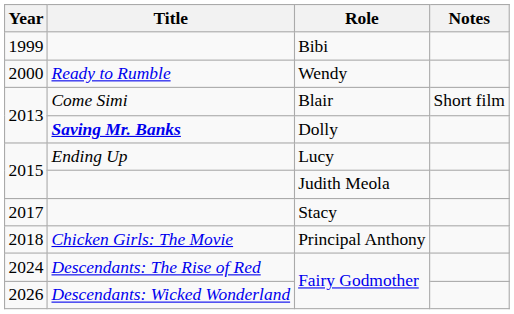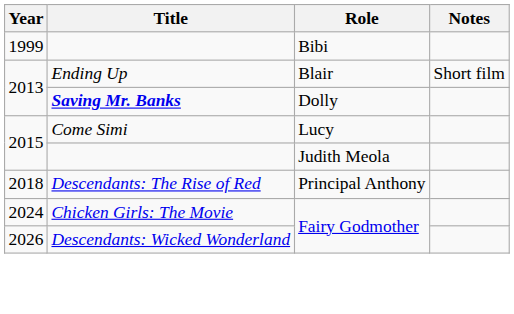- row: (26, 73)
(90, 101) Come Simi -> (90, 73) Ending Up
(90, 156) Ending Up -> (90, 128) Come Simi
- row: (26, 211)
(142, 239) Chicken Girls: The Movie -> (156, 184) Descendants: The Rise of Red
(156, 267) Descendants: The Rise of Red -> (142, 211) Chicken Girls: The Movie
